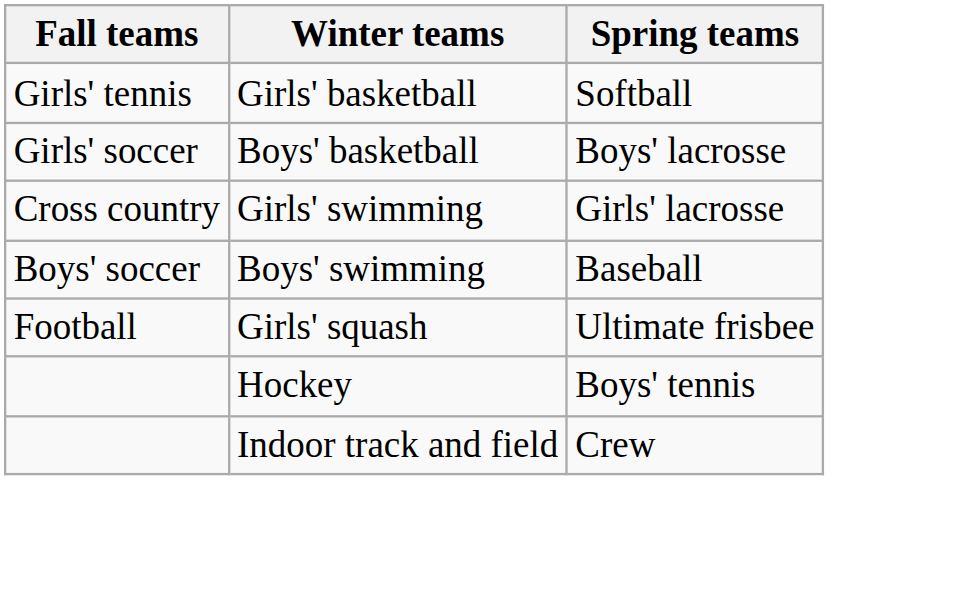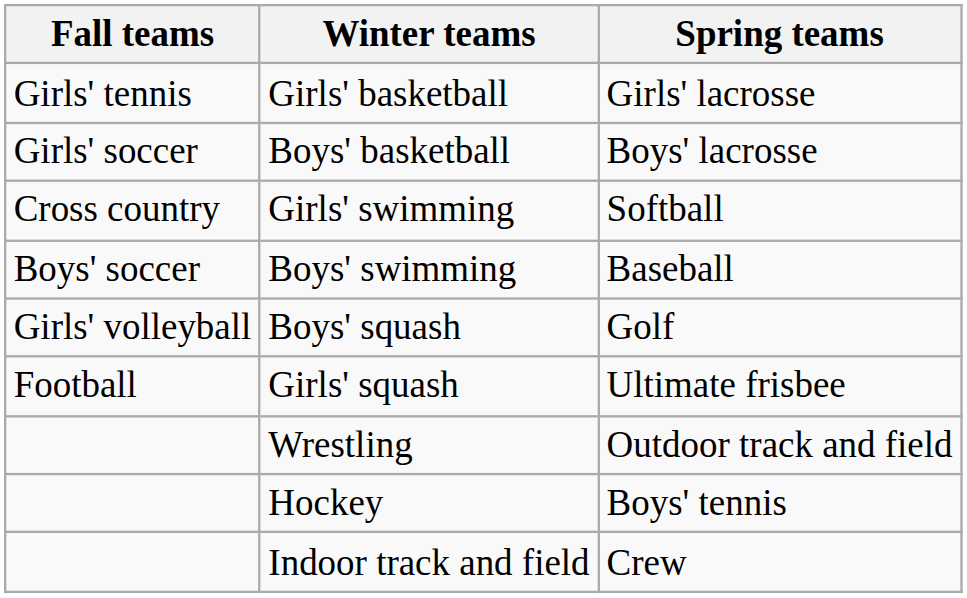(634, 92) Softball -> (711, 92) Girls' lacrosse
(680, 209) Girls' lacrosse -> (665, 209) Softball
+ row: (365, 326)
+ row: (340, 444)
